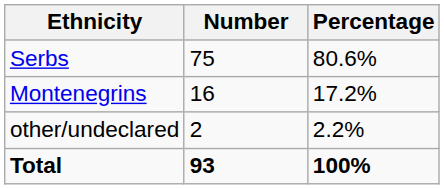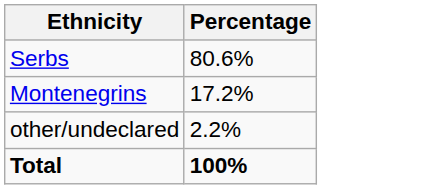- column: (246, 22)
